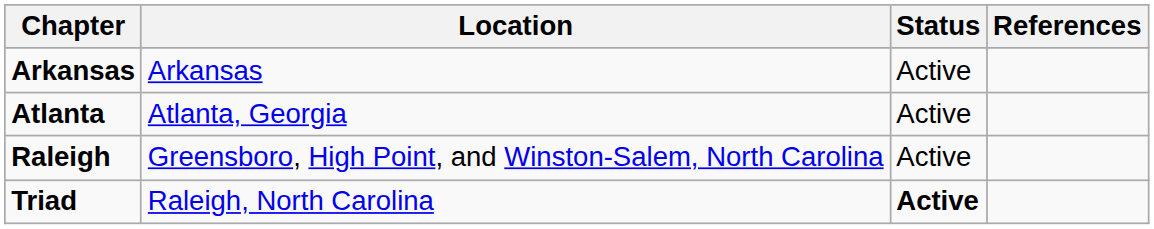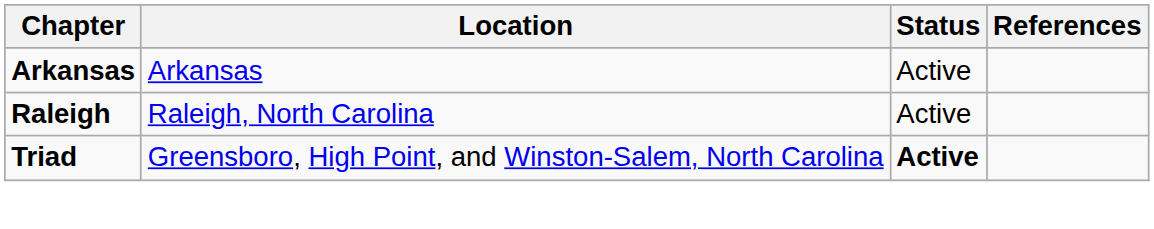- row: (58, 113)
(516, 157) Greensboro, High Point, and Winston-Salem, North Carolina -> (291, 113) Raleigh, North Carolina
(291, 200) Raleigh, North Carolina -> (516, 157) Greensboro, High Point, and Winston-Salem, North Carolina
